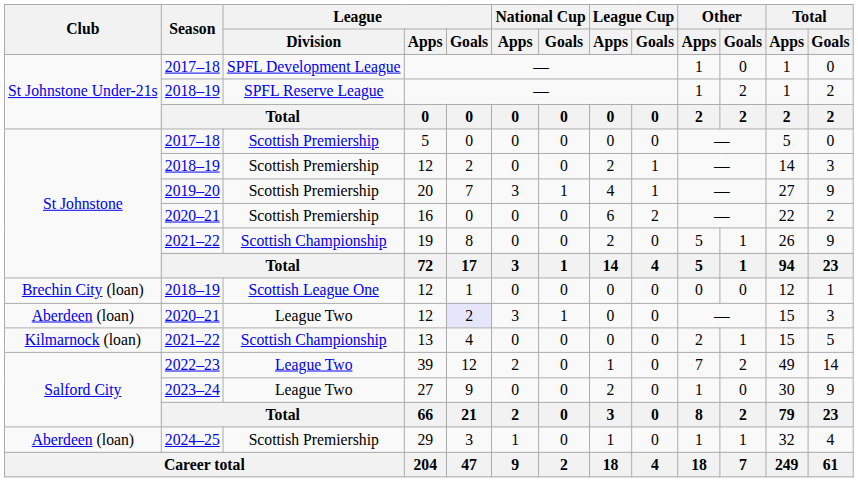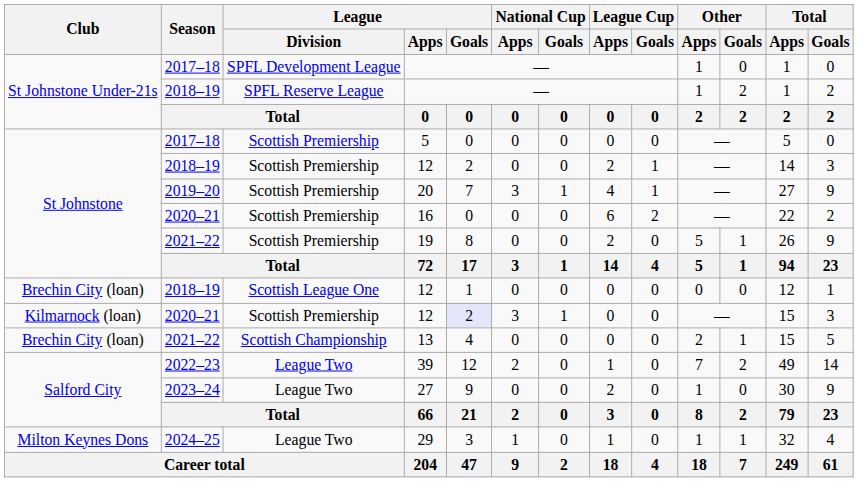(314, 240) Scottish Championship -> (314, 240) Scottish Premiership
(83, 315) Aberdeen (loan) -> (83, 315) Kilmarnock (loan)
(314, 315) League Two -> (314, 315) Scottish Premiership
(83, 340) Kilmarnock (loan) -> (83, 340) Brechin City (loan)
(83, 439) Aberdeen (loan) -> (83, 439) Milton Keynes Dons
(314, 439) Scottish Premiership -> (314, 439) League Two
